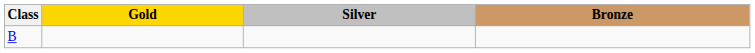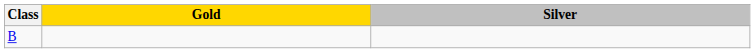- column: (612, 15)
